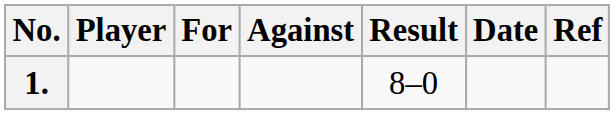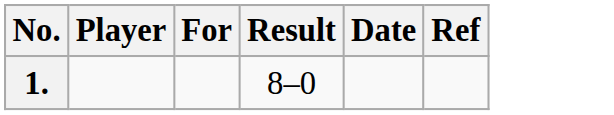- column: (301, 30)
